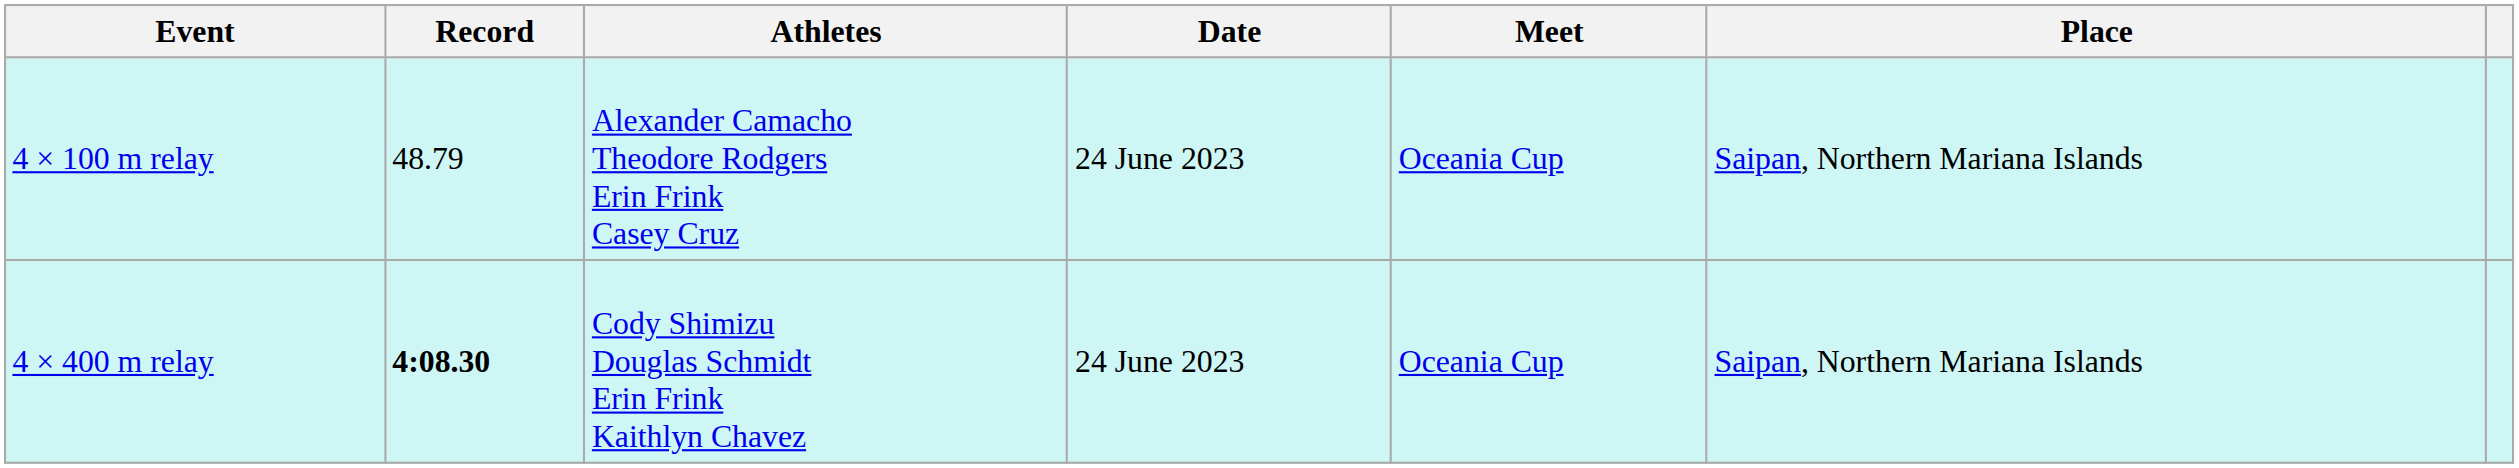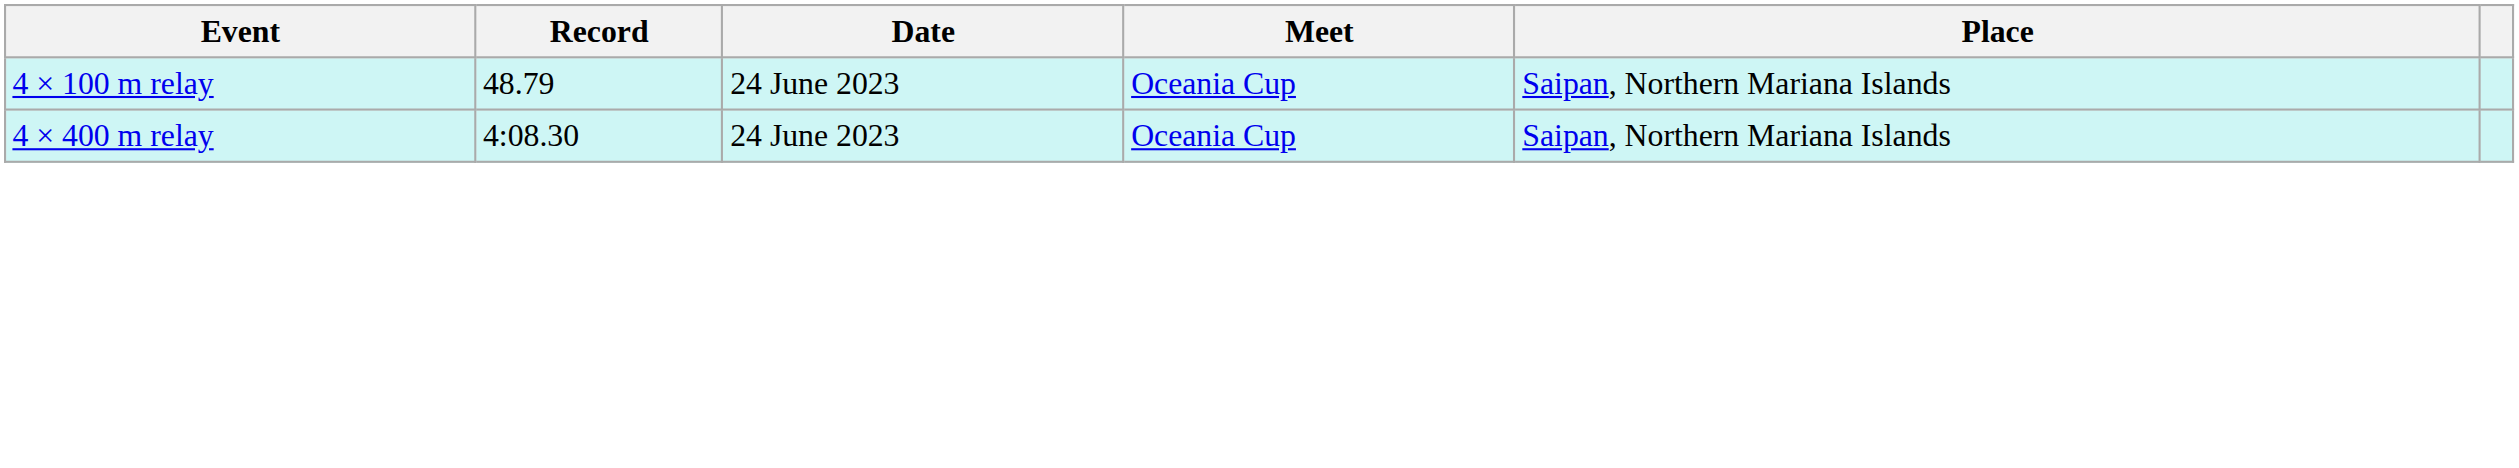- column: (826, 30)
(441, 361) bold -> (531, 135) normal
